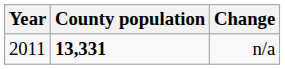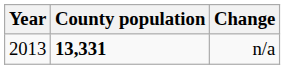(27, 49) 2011 -> (28, 49) 2013
